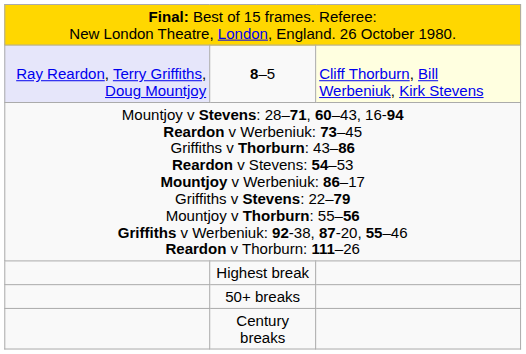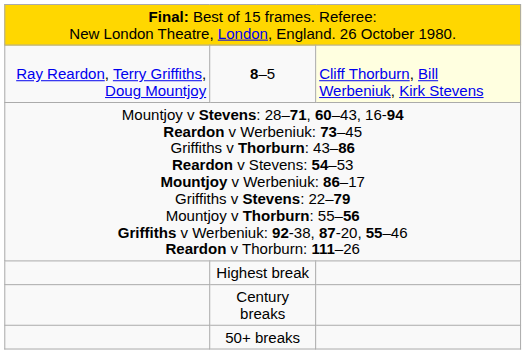(111, 82) lavender background -> (111, 82) no background
rows swapped: (263, 329) <-> (263, 297)
